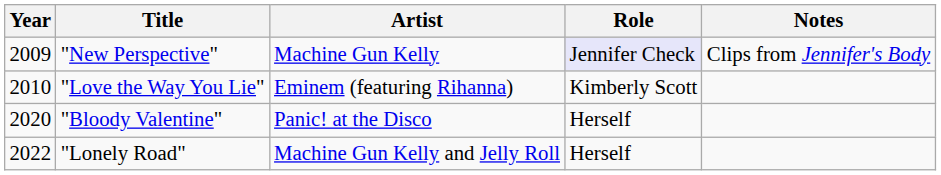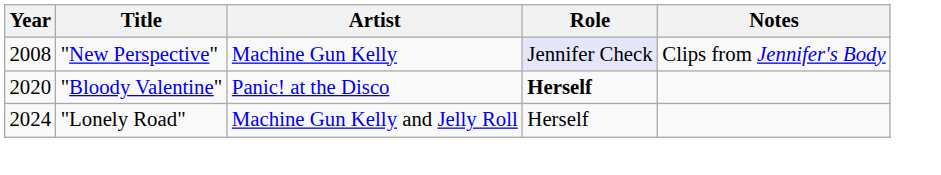(30, 53) 2009 -> (30, 53) 2008
- row: (163, 86)
(600, 119) normal -> (560, 86) bold
(30, 152) 2022 -> (30, 119) 2024
